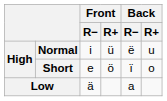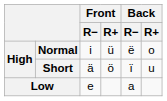(152, 50) u -> (152, 50) o
(90, 68) e -> (90, 68) ä
(152, 68) o -> (152, 68) u
(90, 86) ä -> (90, 86) e
